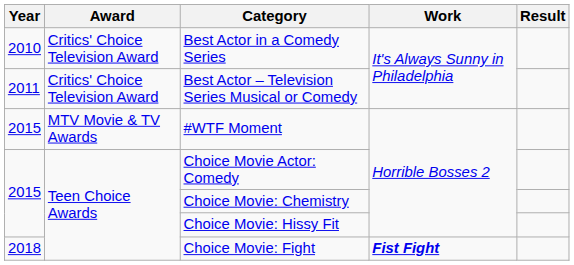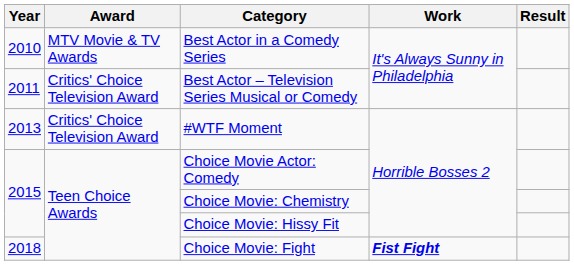(103, 48) Critics' Choice Television Award -> (104, 48) MTV Movie & TV Awards
(24, 128) 2015 -> (24, 128) 2013
(104, 128) MTV Movie & TV Awards -> (103, 128) Critics' Choice Television Award
